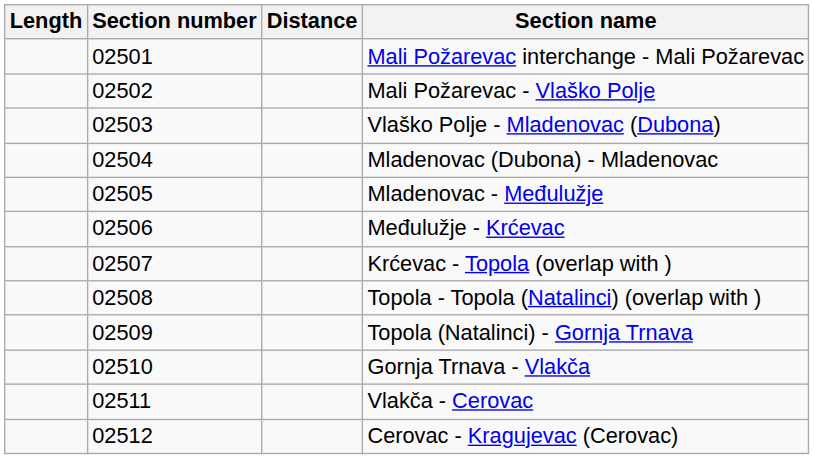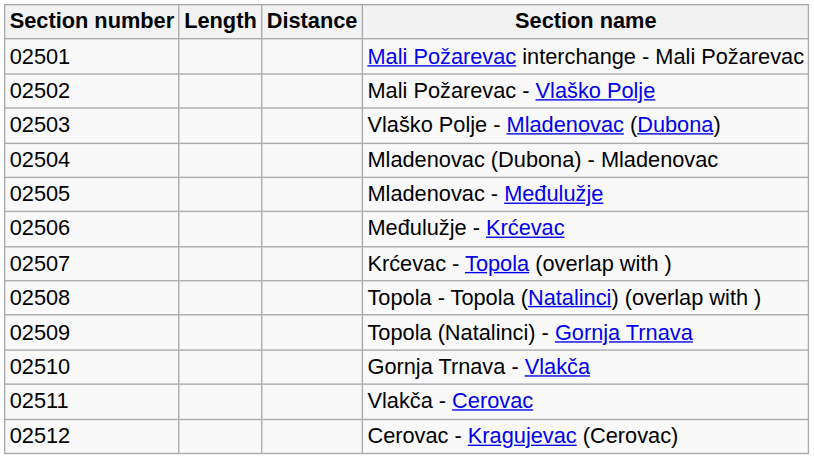columns swapped: (174, 21) <-> (46, 21)
